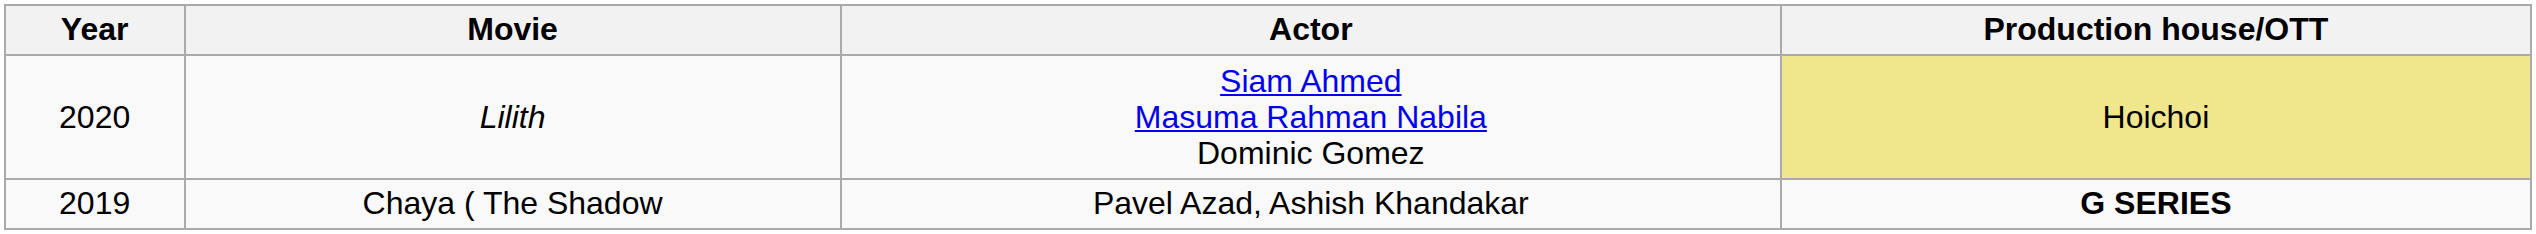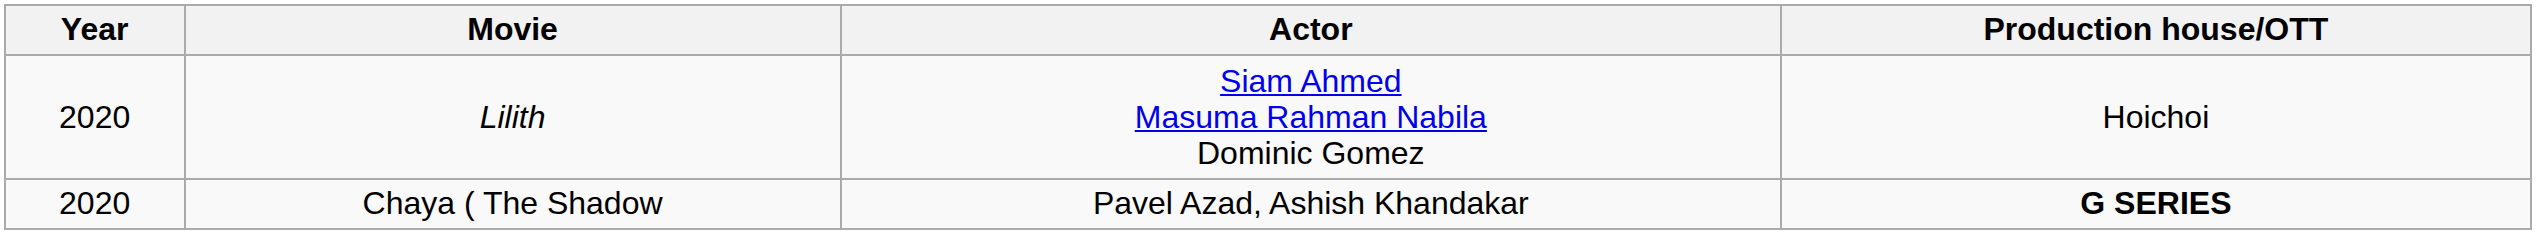(2156, 116) khaki background -> (2156, 116) no background
(95, 203) 2019 -> (95, 203) 2020
